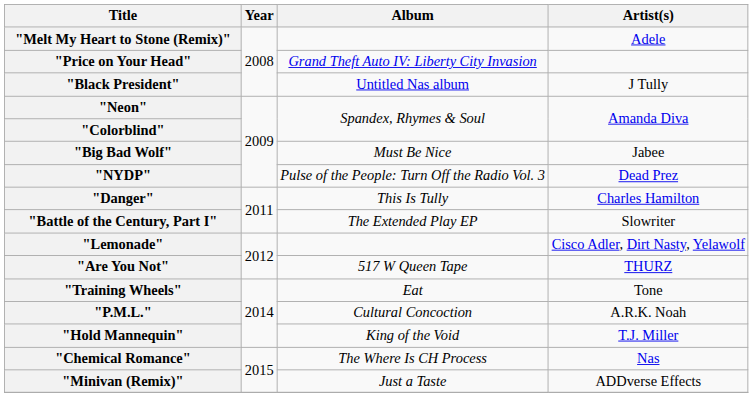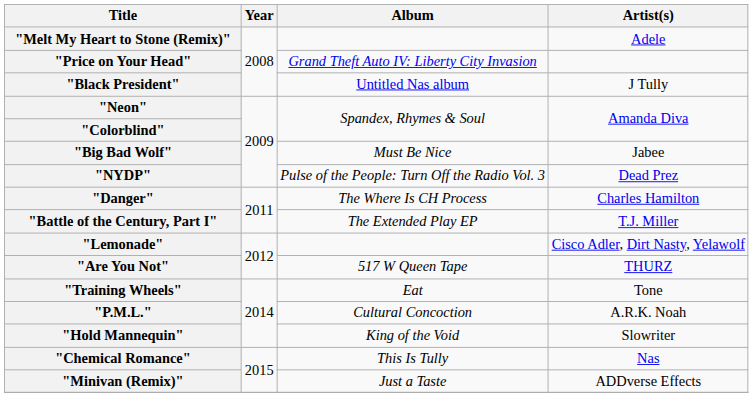(413, 198) This Is Tully -> (413, 198) The Where Is CH Process
(648, 221) Slowriter -> (648, 221) T.J. Miller
(648, 335) T.J. Miller -> (648, 335) Slowriter
(413, 358) The Where Is CH Process -> (413, 358) This Is Tully
